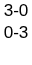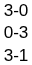+ row: (16, 55)
